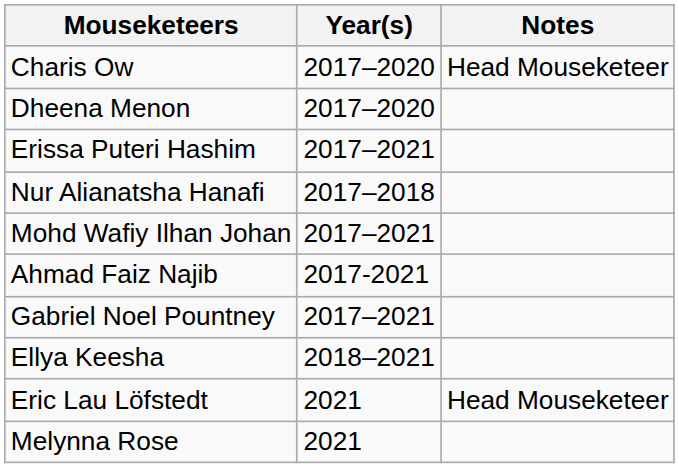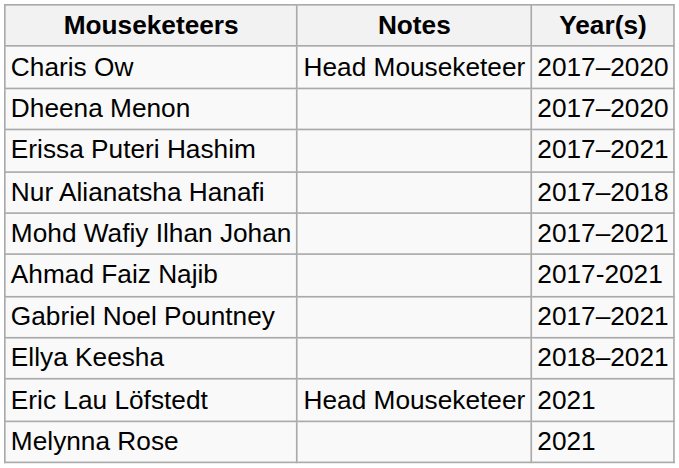columns swapped: (369, 25) <-> (558, 25)
